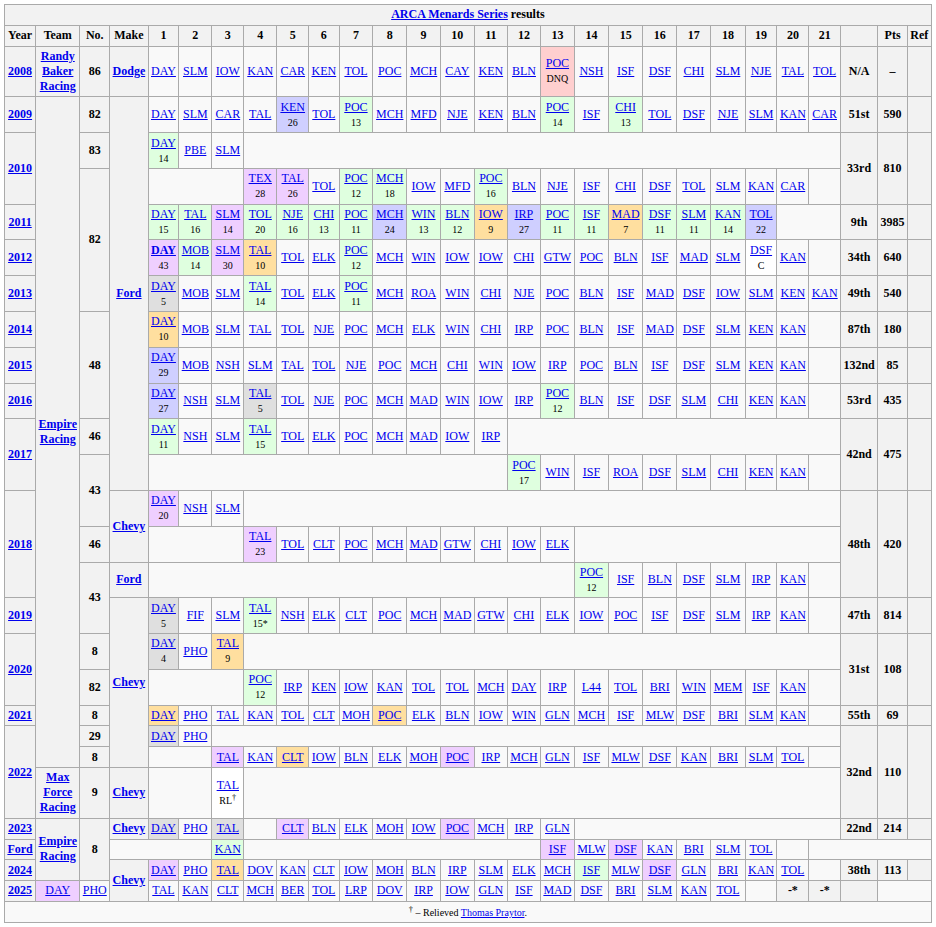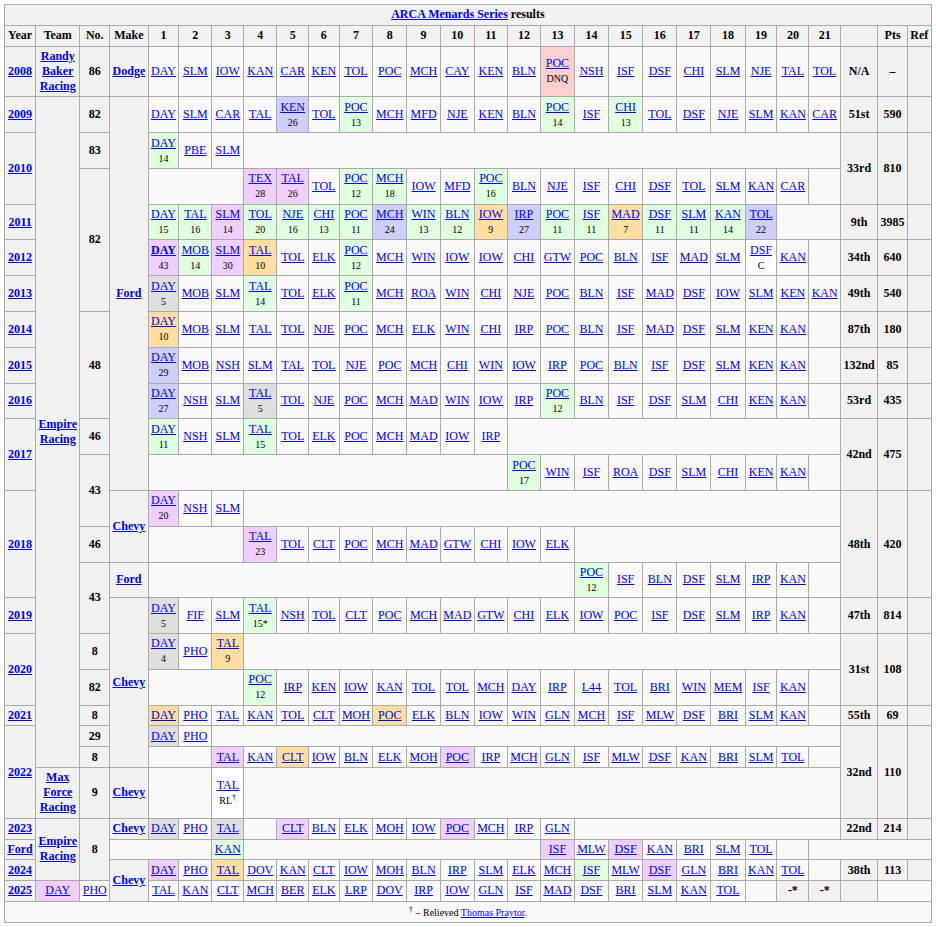(324, 615) ELK -> (324, 615) TOL
(324, 890) TOL -> (324, 890) ELK
